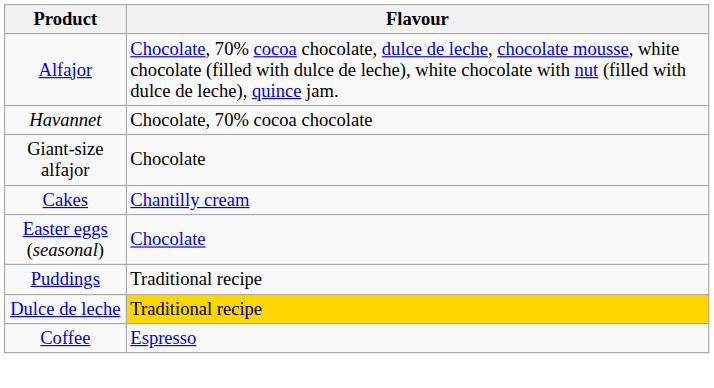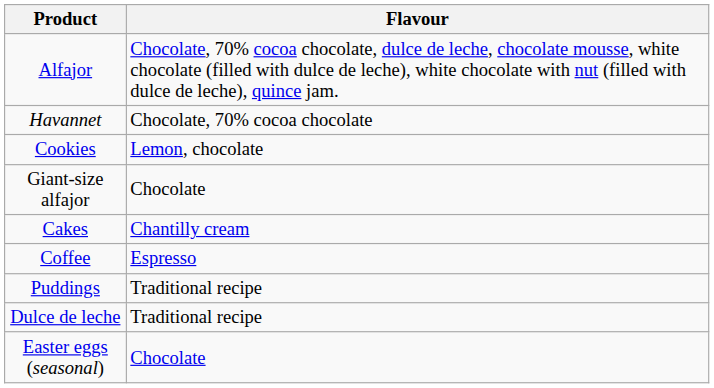+ row: (65, 149)
rows swapped: (65, 239) <-> (65, 338)
(196, 308) gold background -> (196, 317) no background
